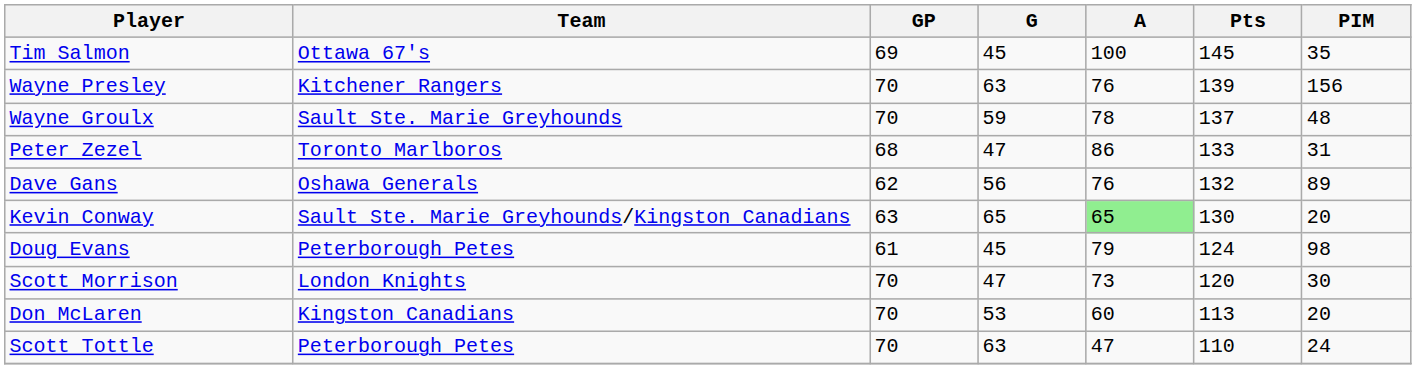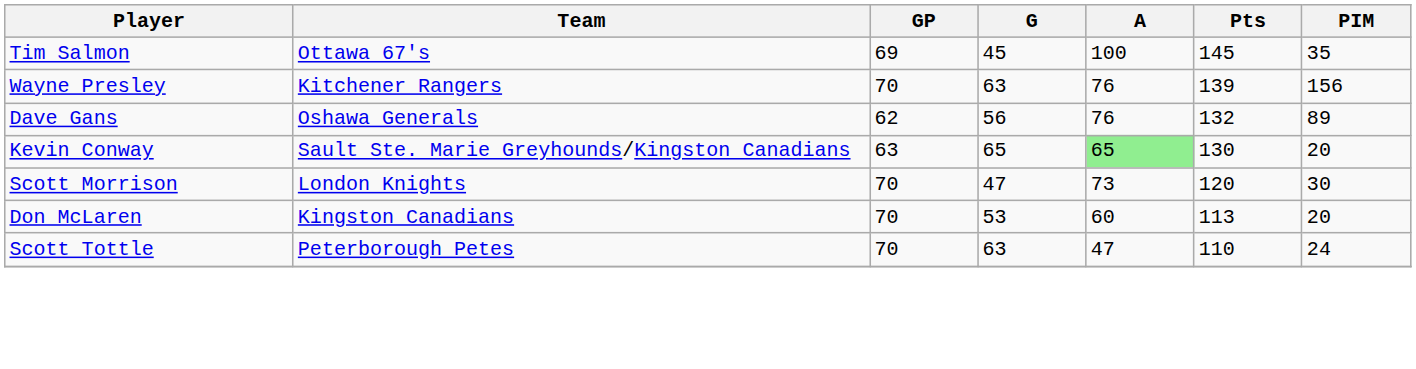- row: (82, 119)
- row: (76, 152)
- row: (70, 249)
